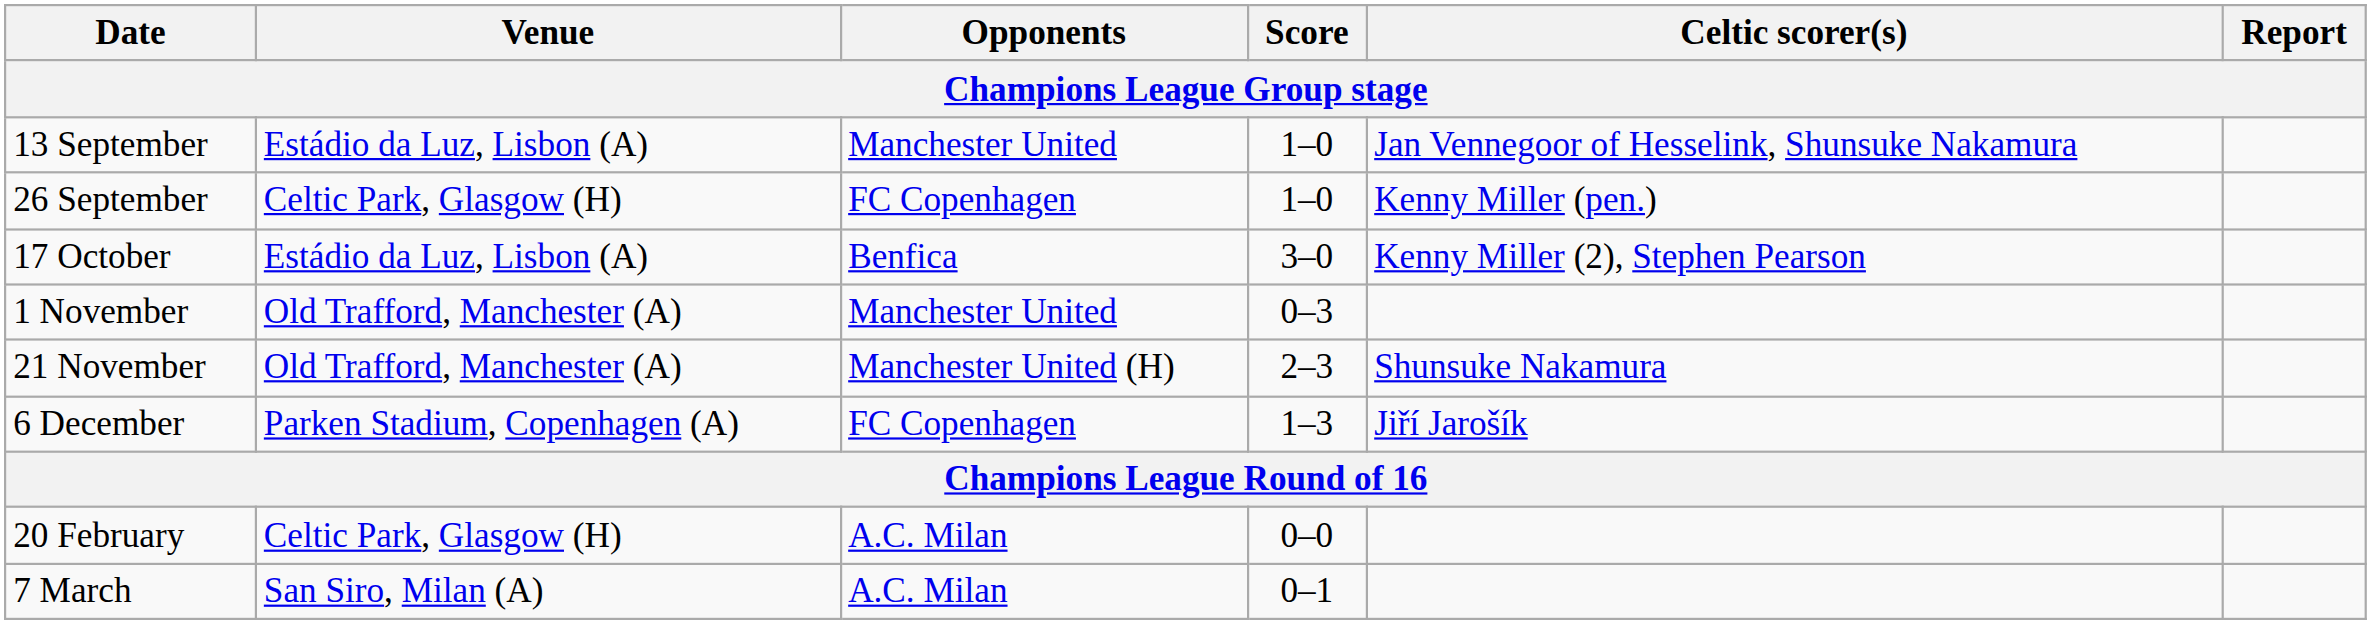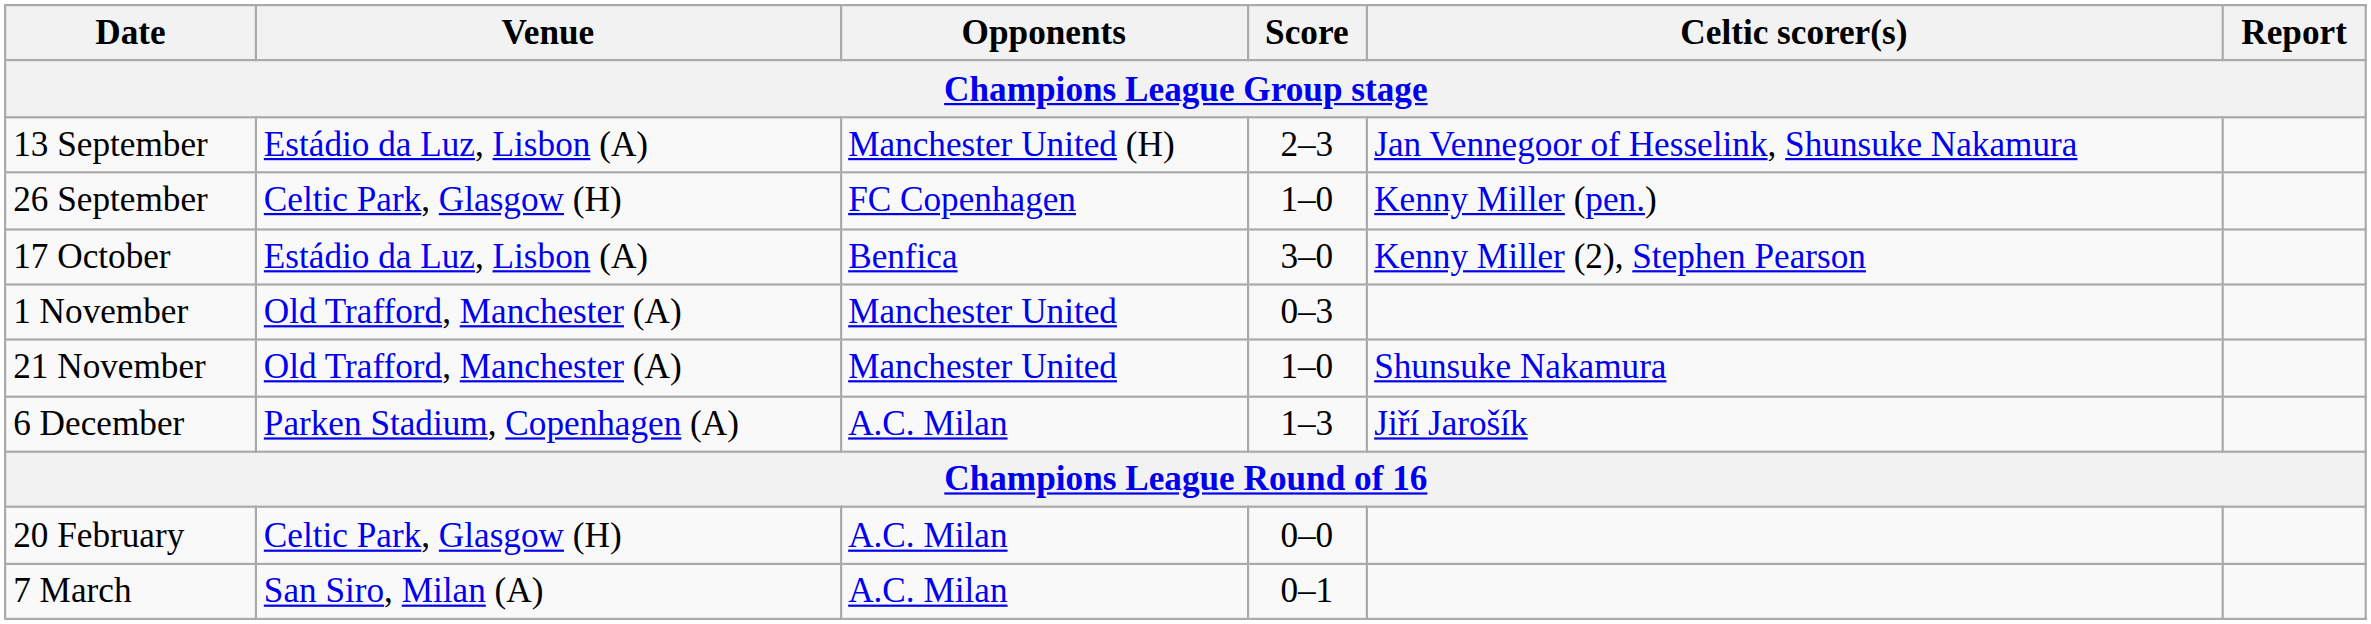(983, 144) Manchester United -> (1011, 144) Manchester United (H)
(1307, 144) 1–0 -> (1307, 144) 2–3
(1011, 367) Manchester United (H) -> (983, 367) Manchester United
(1307, 367) 2–3 -> (1307, 367) 1–0
(962, 423) FC Copenhagen -> (928, 423) A.C. Milan
